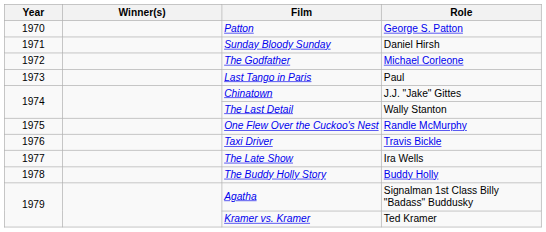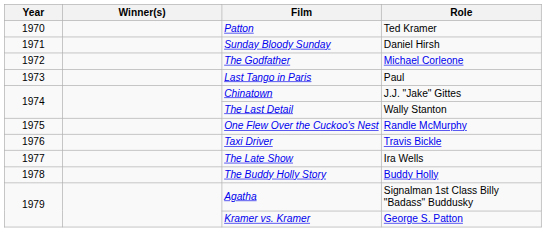(423, 28) George S. Patton -> (410, 28) Ted Kramer
(410, 219) Ted Kramer -> (423, 219) George S. Patton
